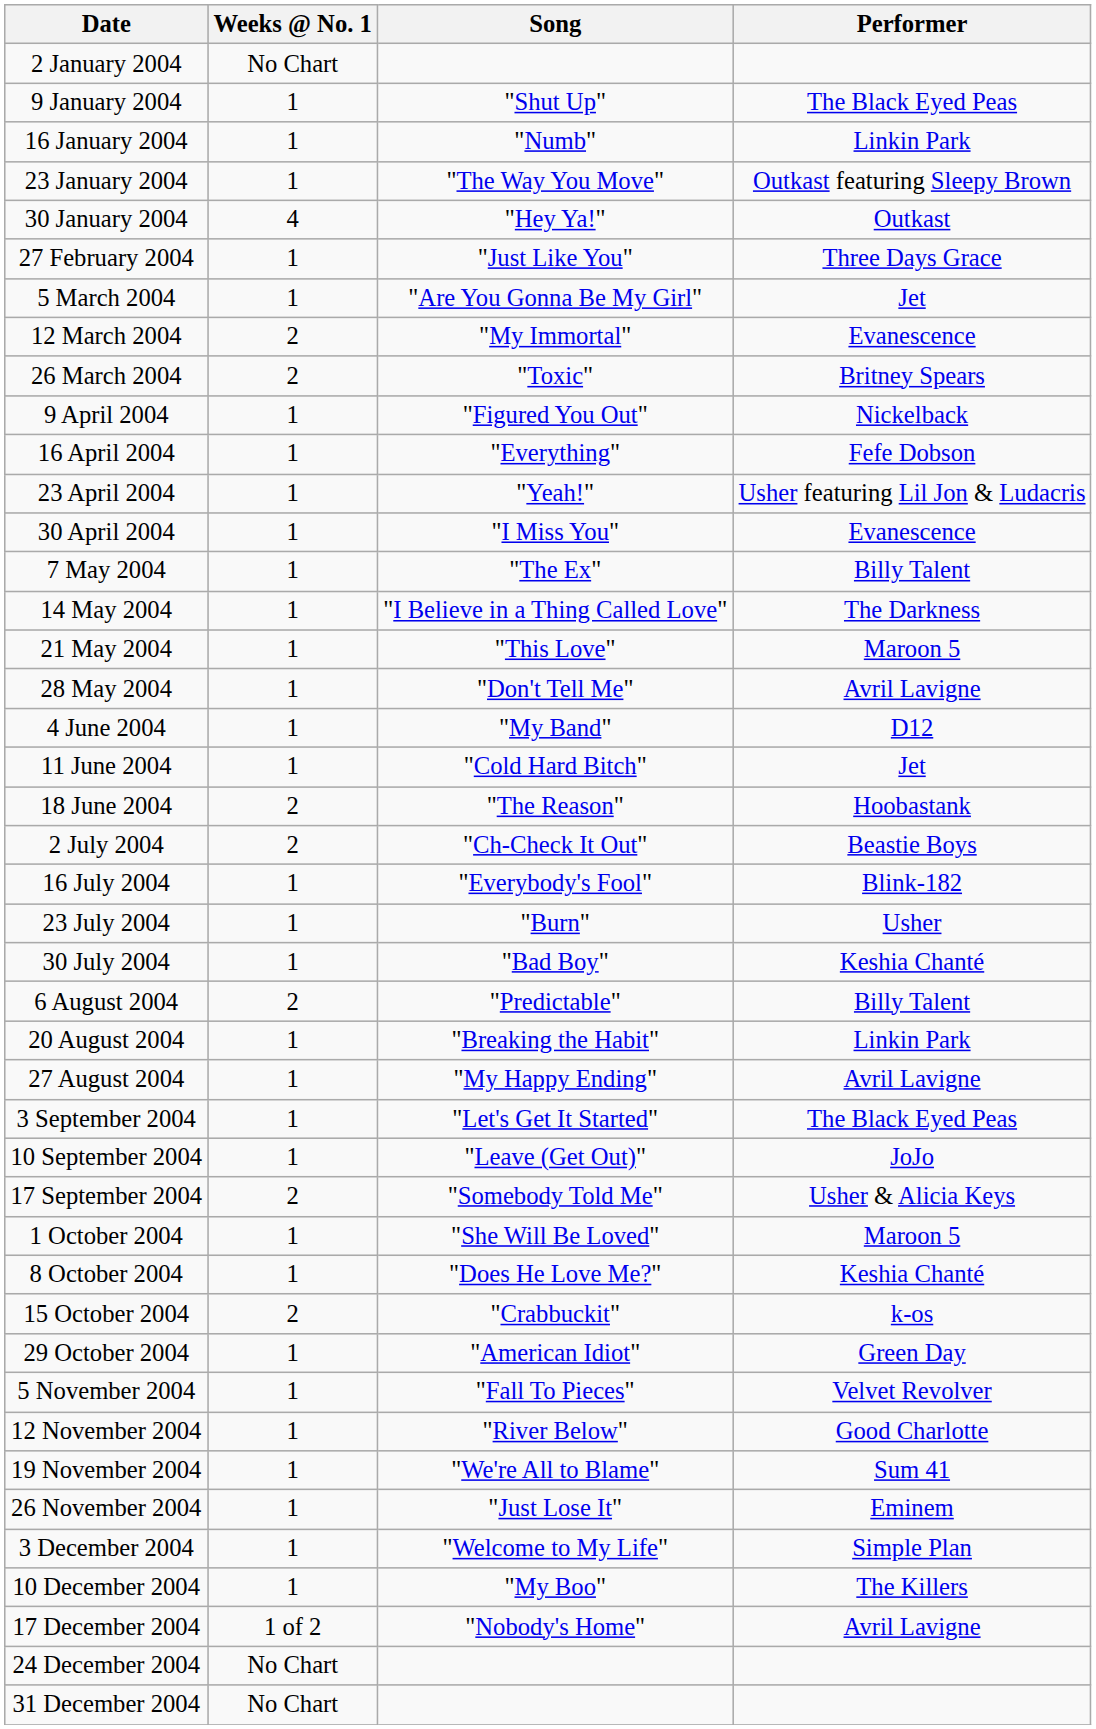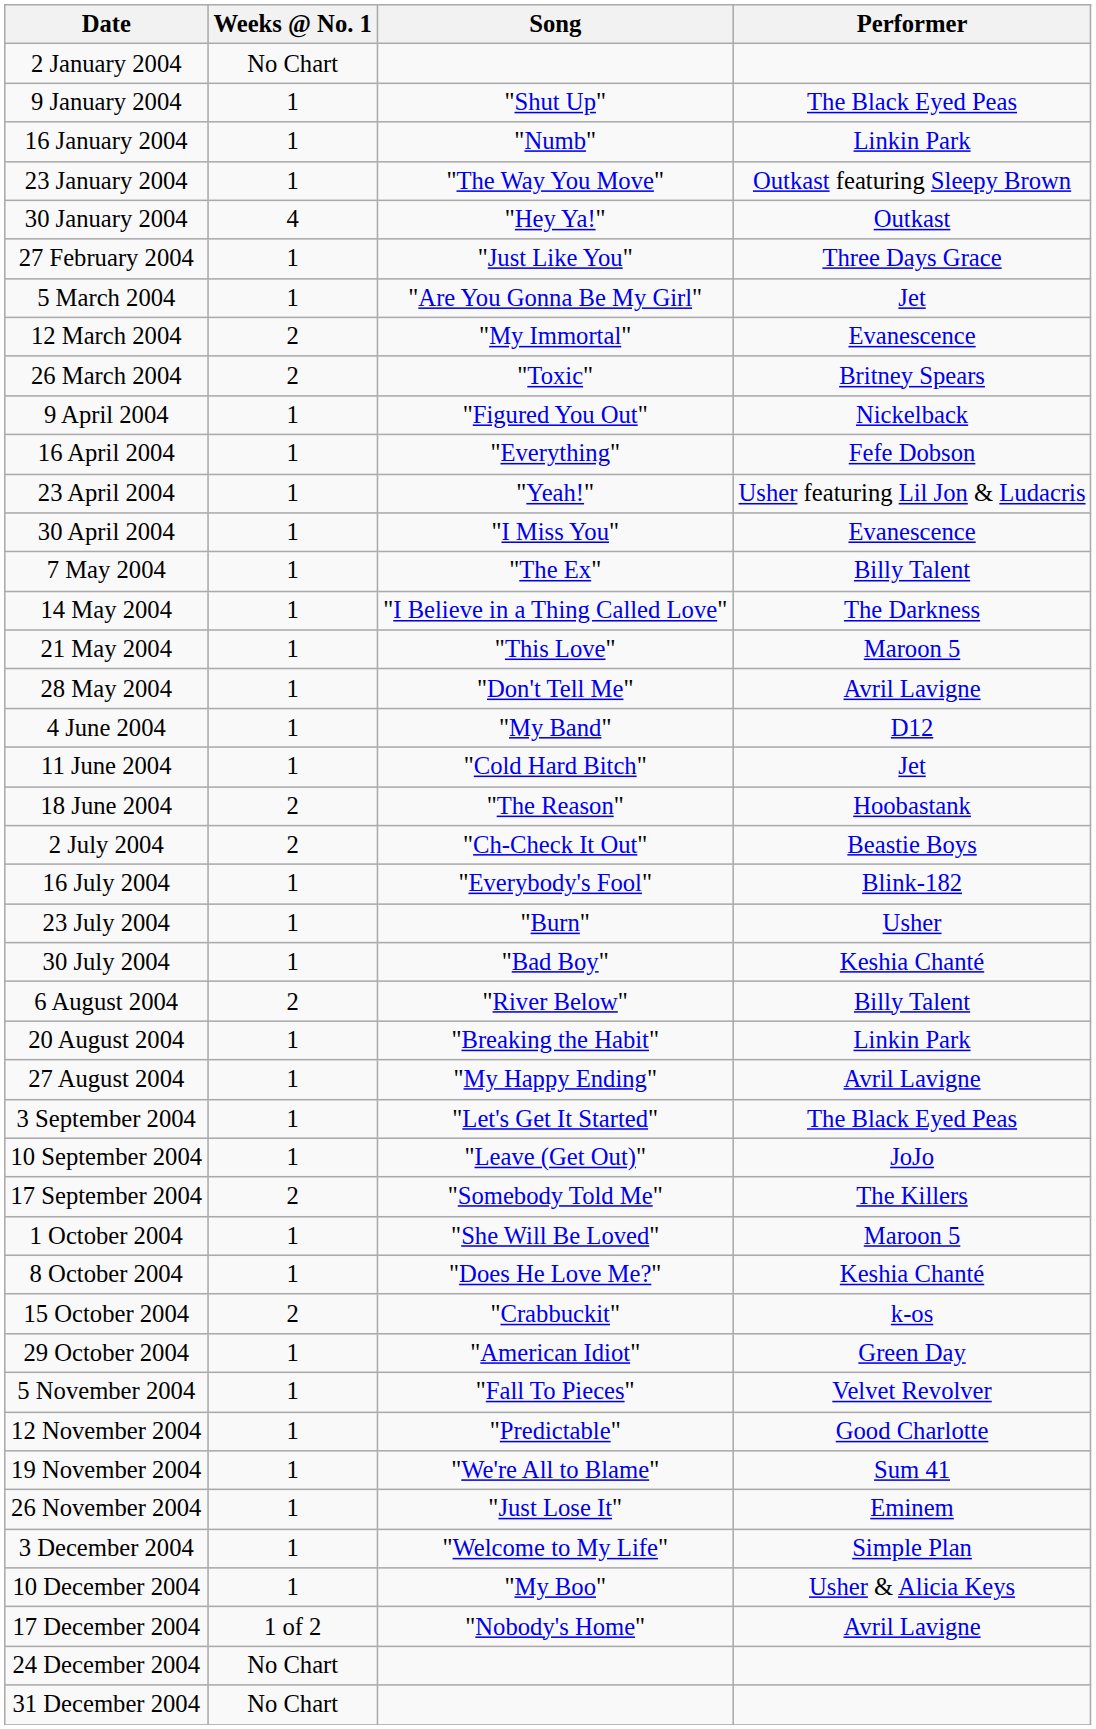(555, 1000) "Predictable" -> (555, 1000) "River Below"
(912, 1196) Usher & Alicia Keys -> (912, 1196) The Killers
(555, 1430) "River Below" -> (555, 1430) "Predictable"
(912, 1587) The Killers -> (912, 1587) Usher & Alicia Keys
